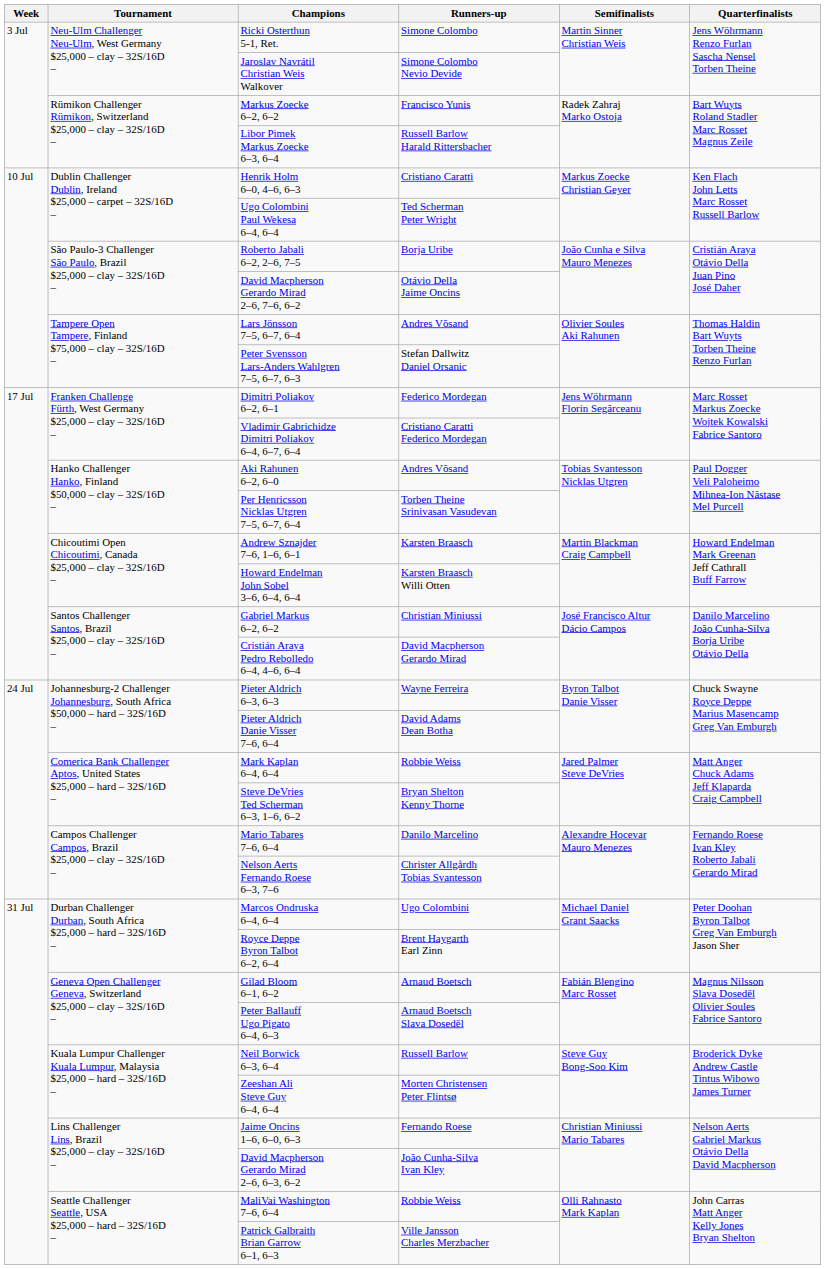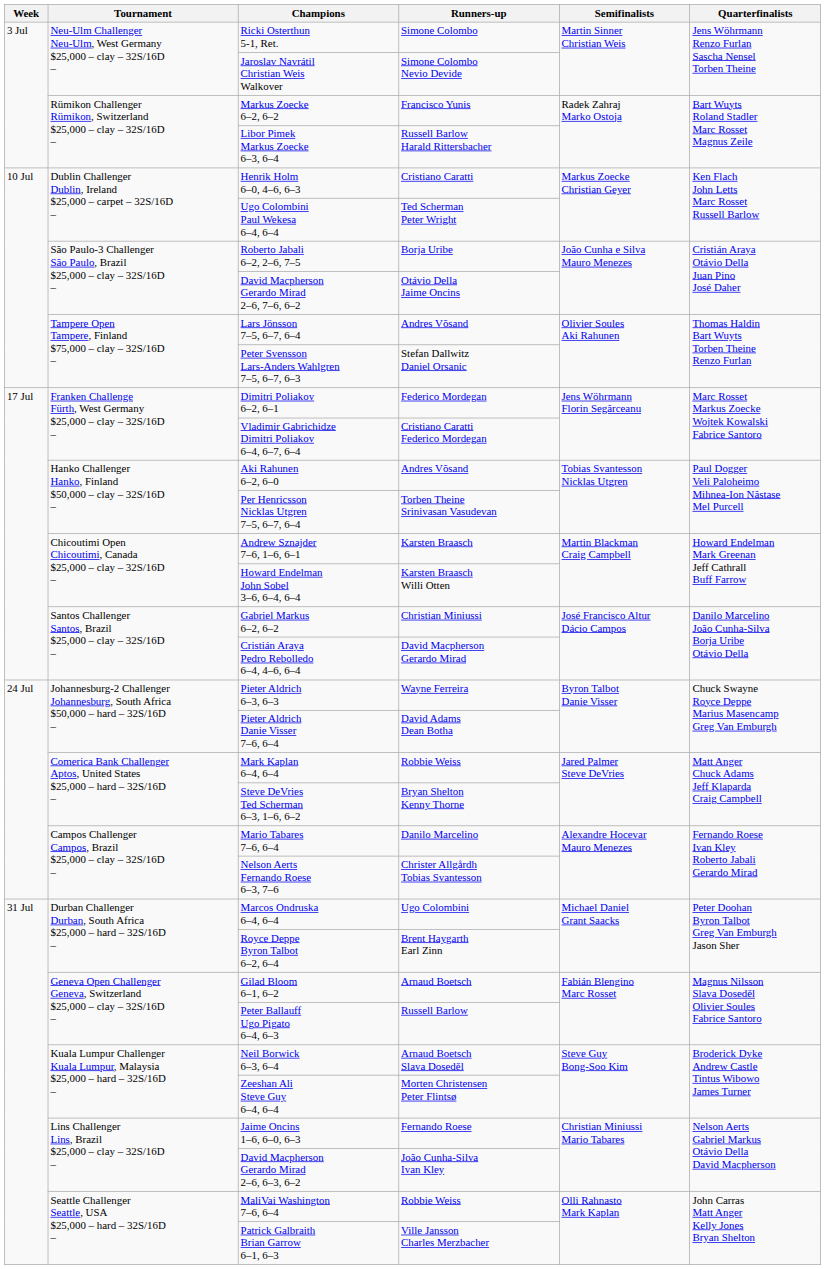(436, 1017) Arnaud Boetsch Slava Doseděl -> (434, 1010) Russell Barlow
(434, 1053) Russell Barlow -> (436, 1060) Arnaud Boetsch Slava Doseděl
